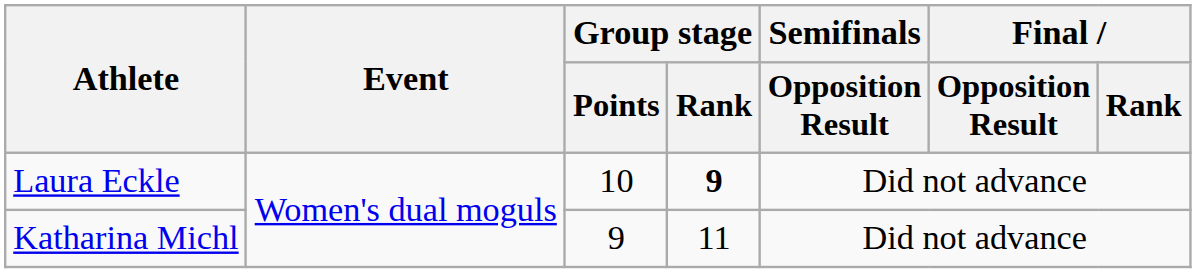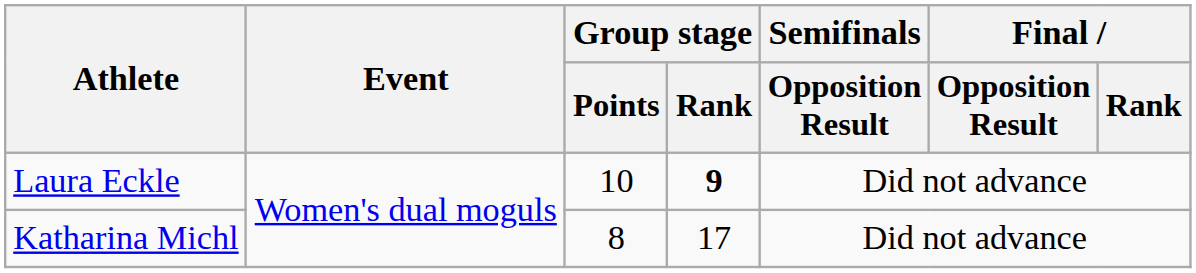(616, 237) 9 -> (616, 237) 8
(714, 237) 11 -> (714, 237) 17
